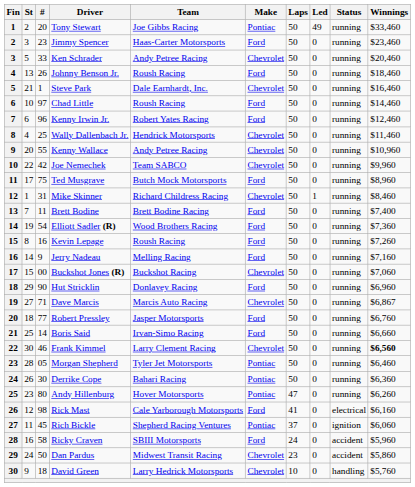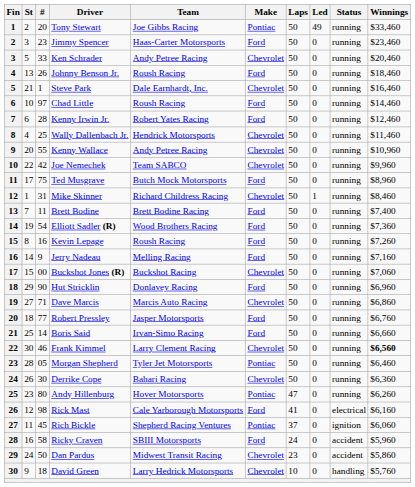(42, 119) 96 -> (42, 119) 28
(383, 302) $6,867 -> (383, 302) $6,860
(261, 379) Pontiac -> (266, 379) Chevrolet
